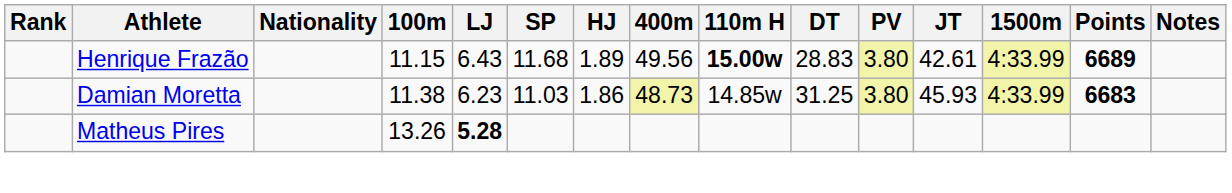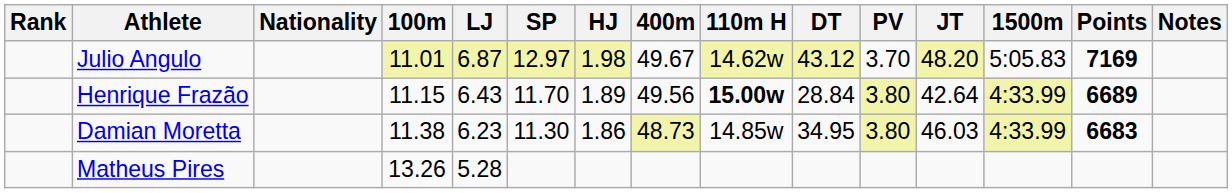+ row: (139, 59)
(541, 59) 11.68 -> (541, 95) 11.70
(824, 59) 28.83 -> (826, 95) 28.84
(948, 59) 42.61 -> (950, 95) 42.64
(541, 95) 11.03 -> (541, 132) 11.30
(824, 95) 31.25 -> (826, 132) 34.95
(948, 95) 45.93 -> (950, 132) 46.03
(480, 132) bold -> (480, 168) normal
